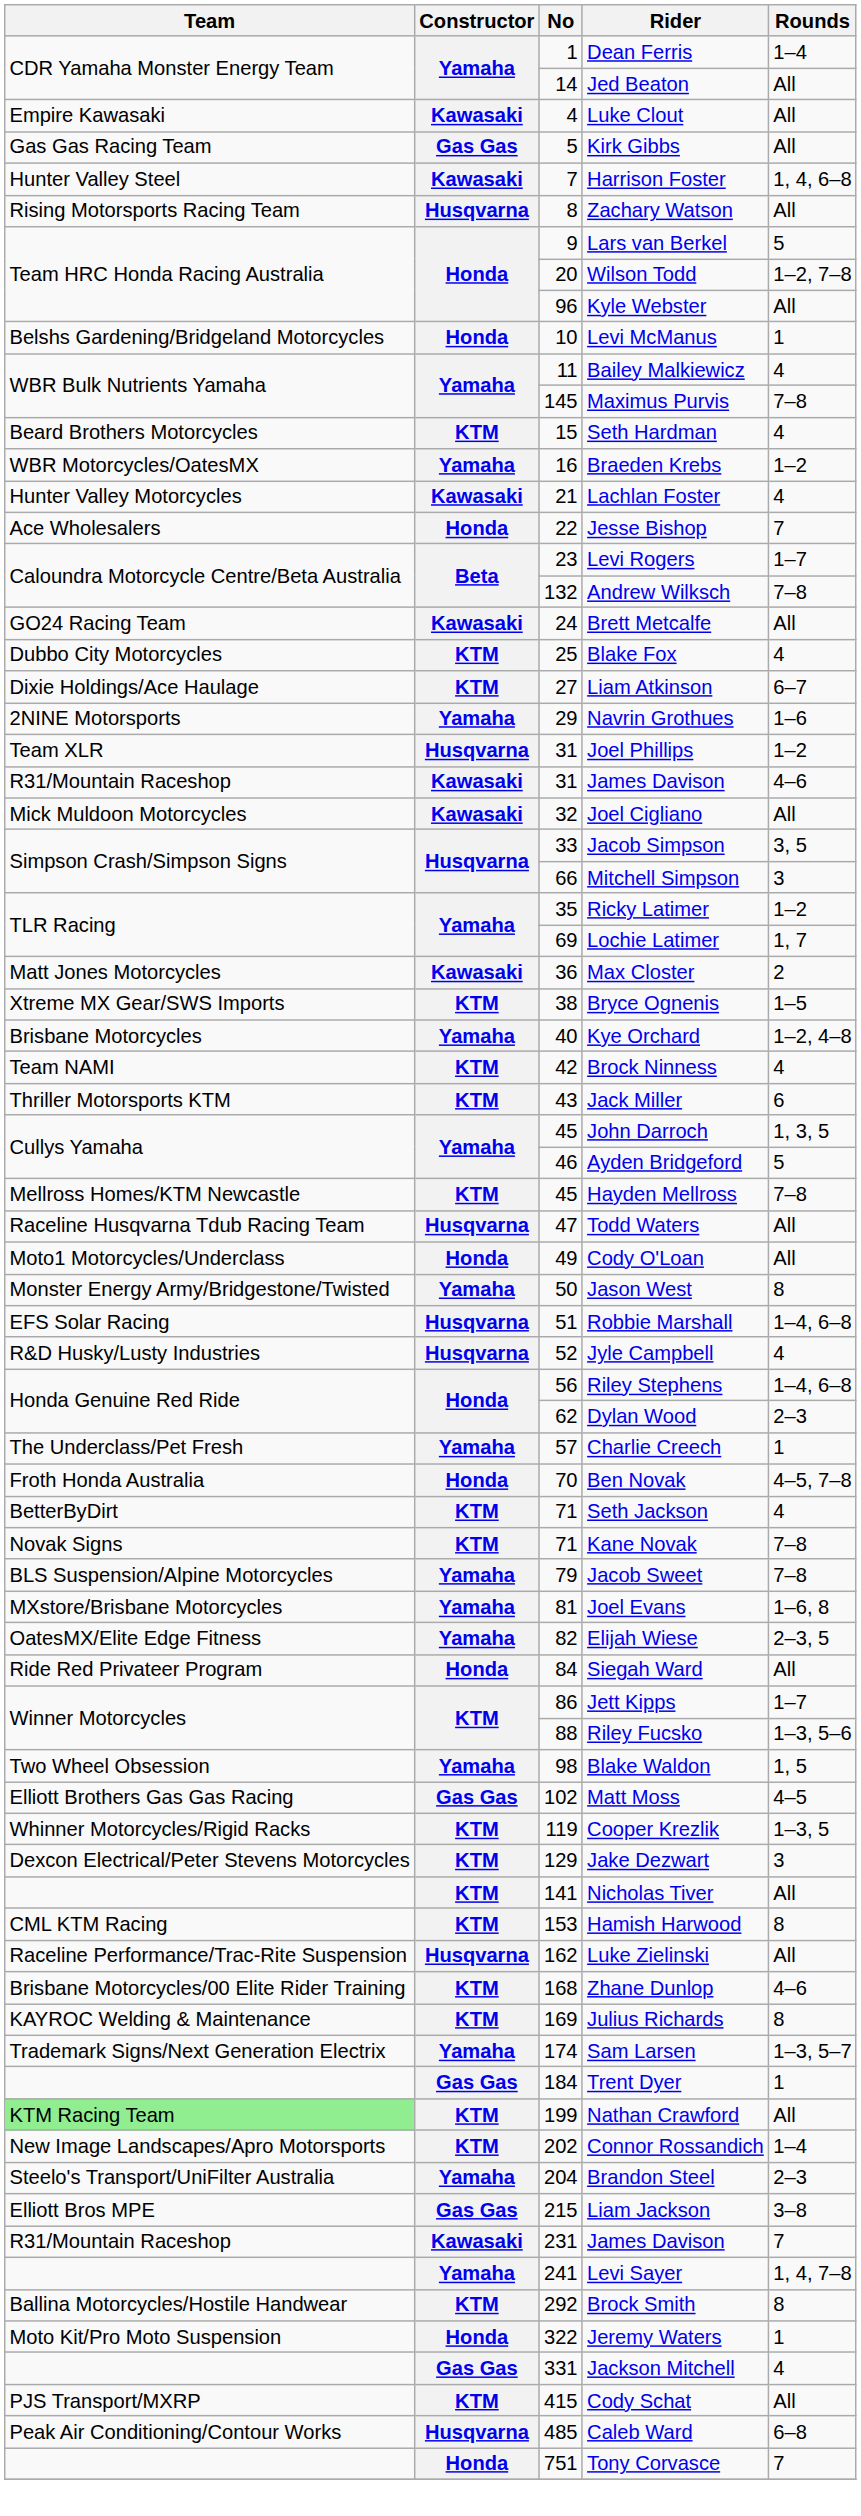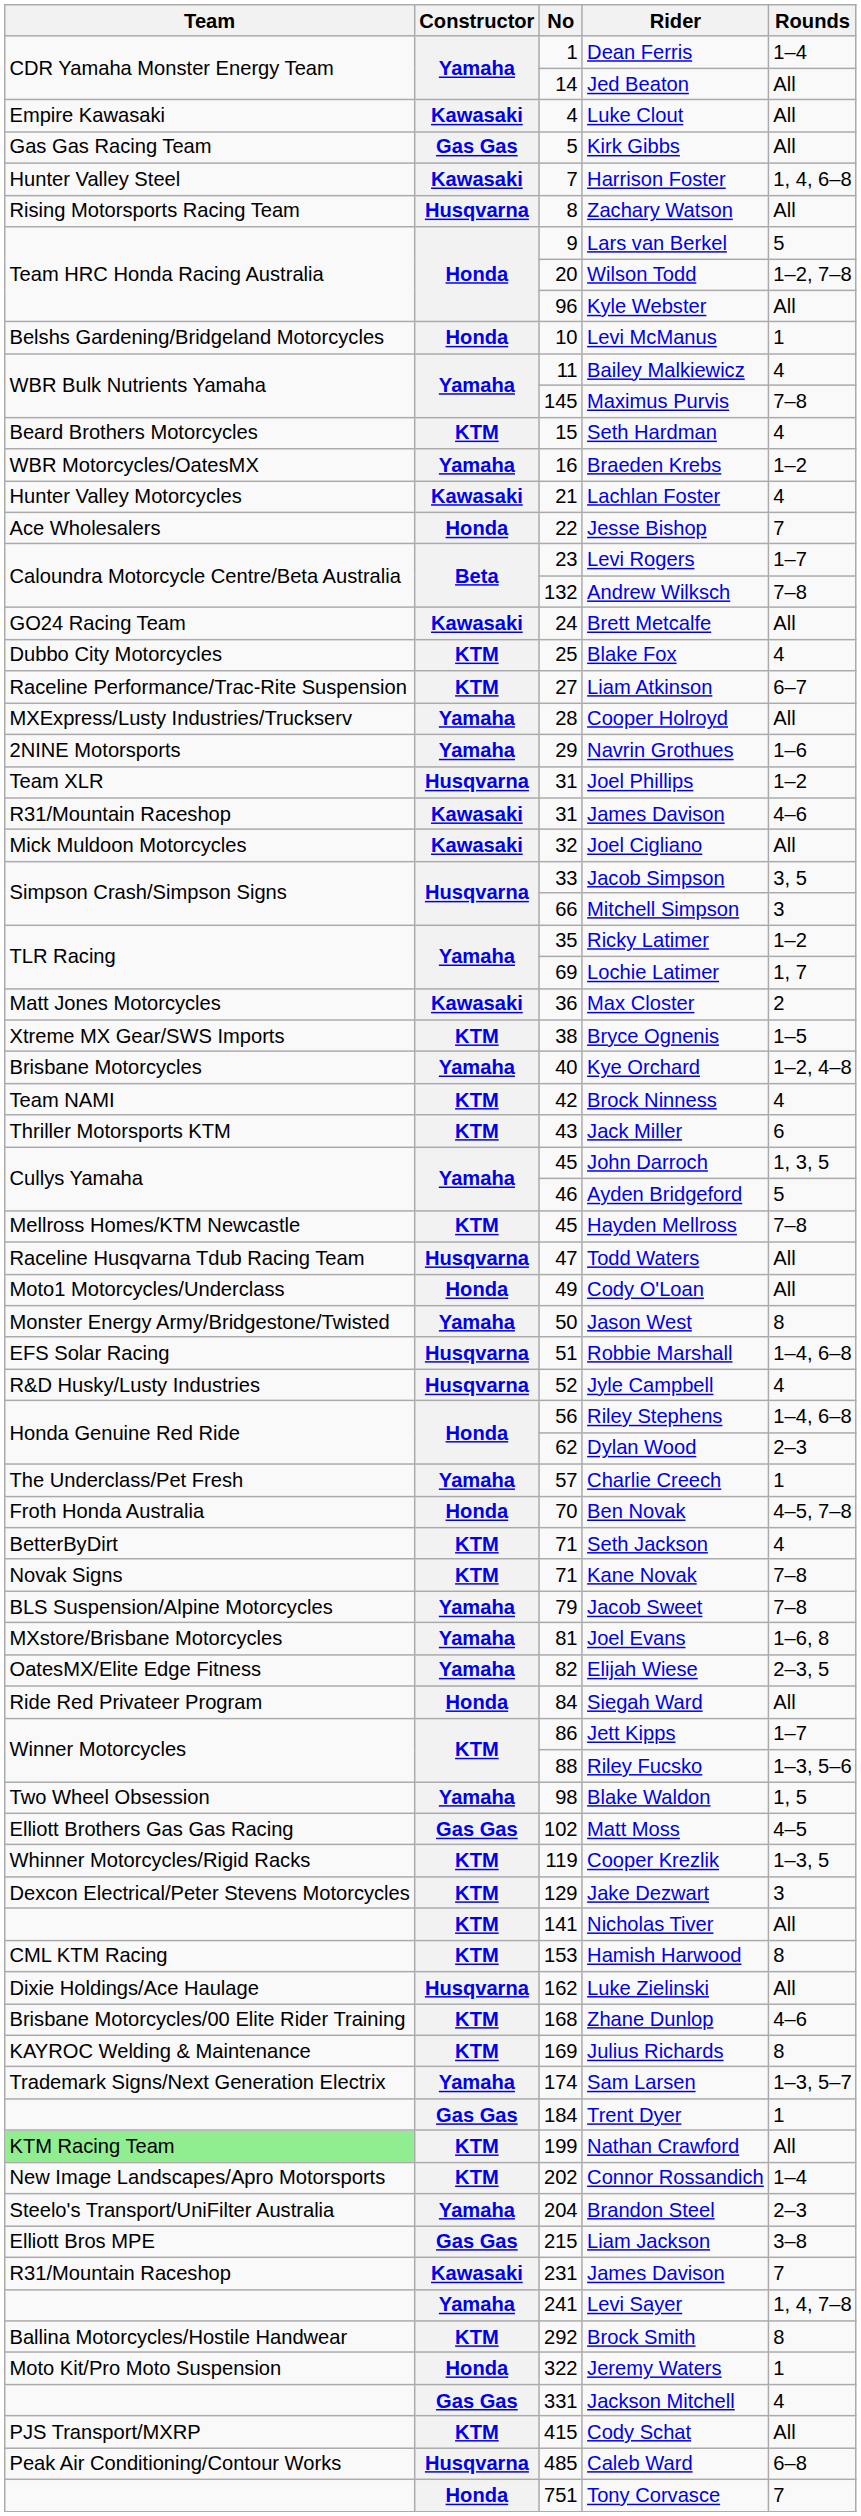(134, 686) Dixie Holdings/Ace Haulage -> (208, 686) Raceline Performance/Trac-Rite Suspension
+ row: (566, 718)
(208, 1956) Raceline Performance/Trac-Rite Suspension -> (134, 1987) Dixie Holdings/Ace Haulage
